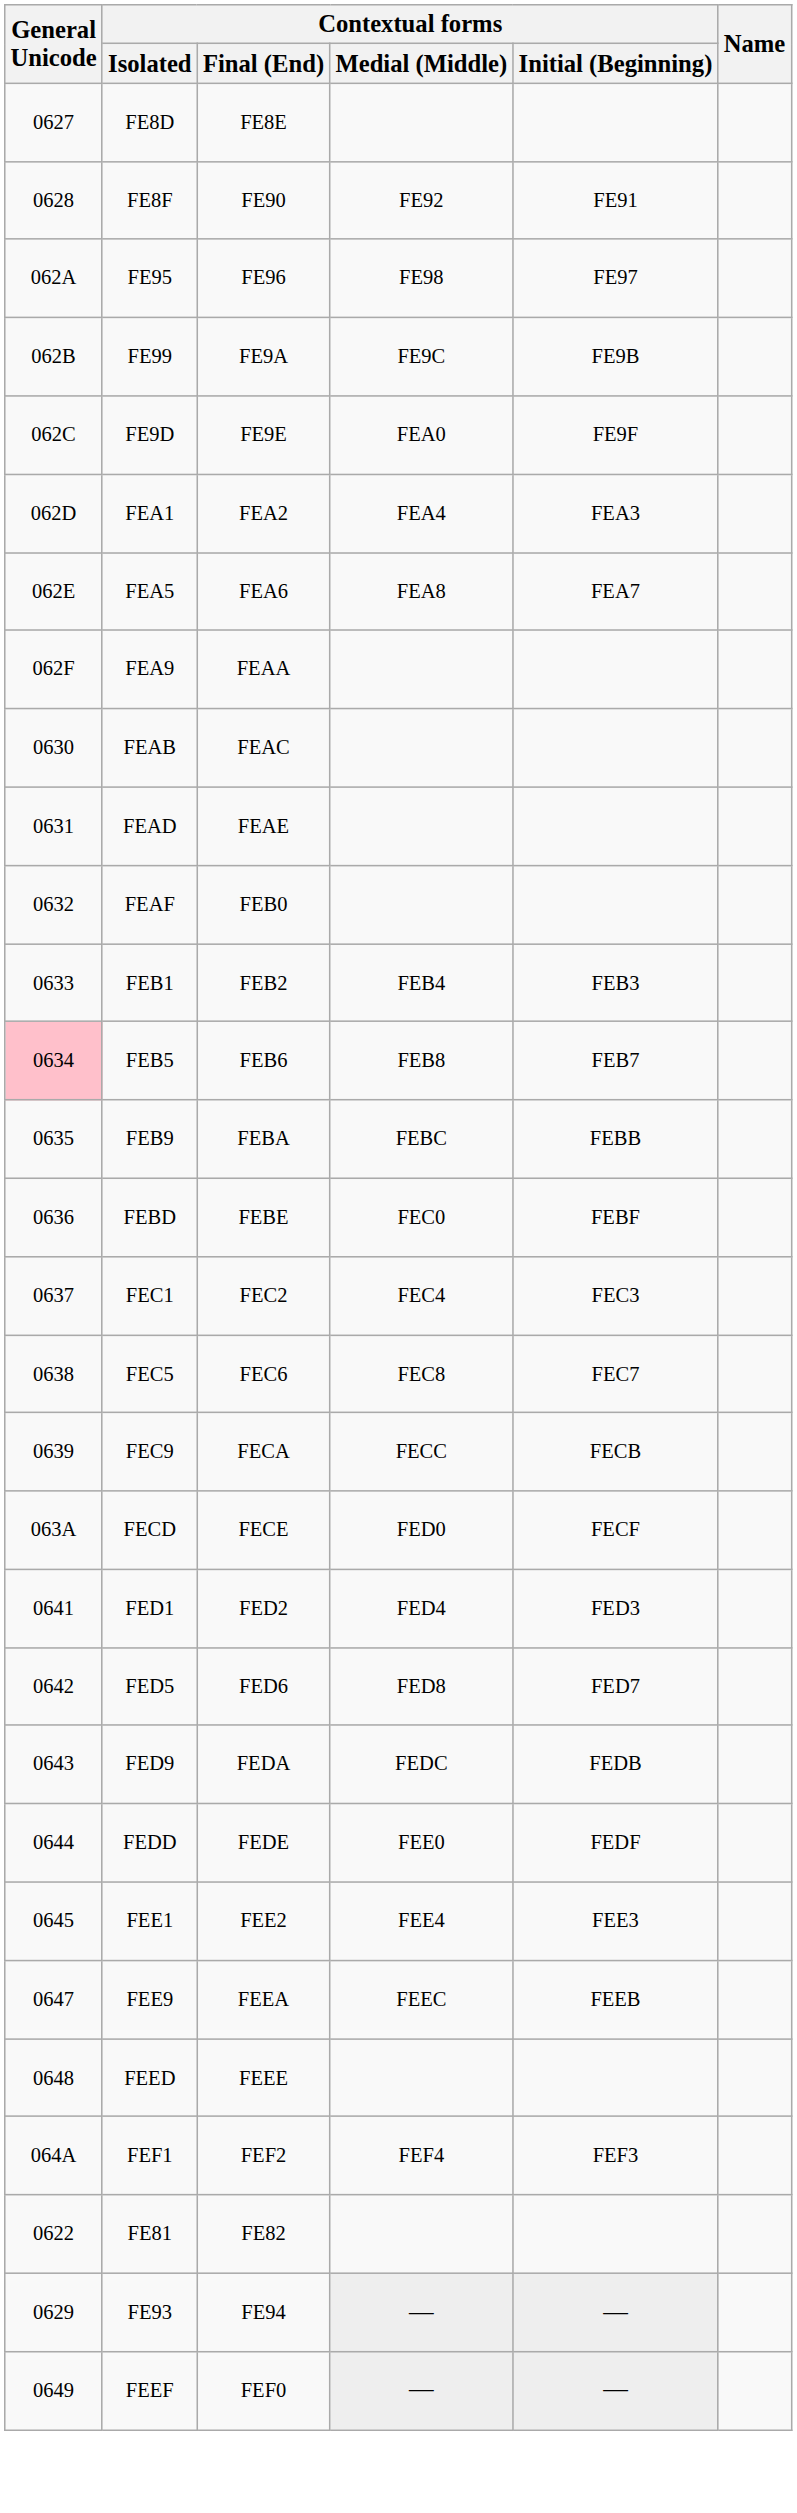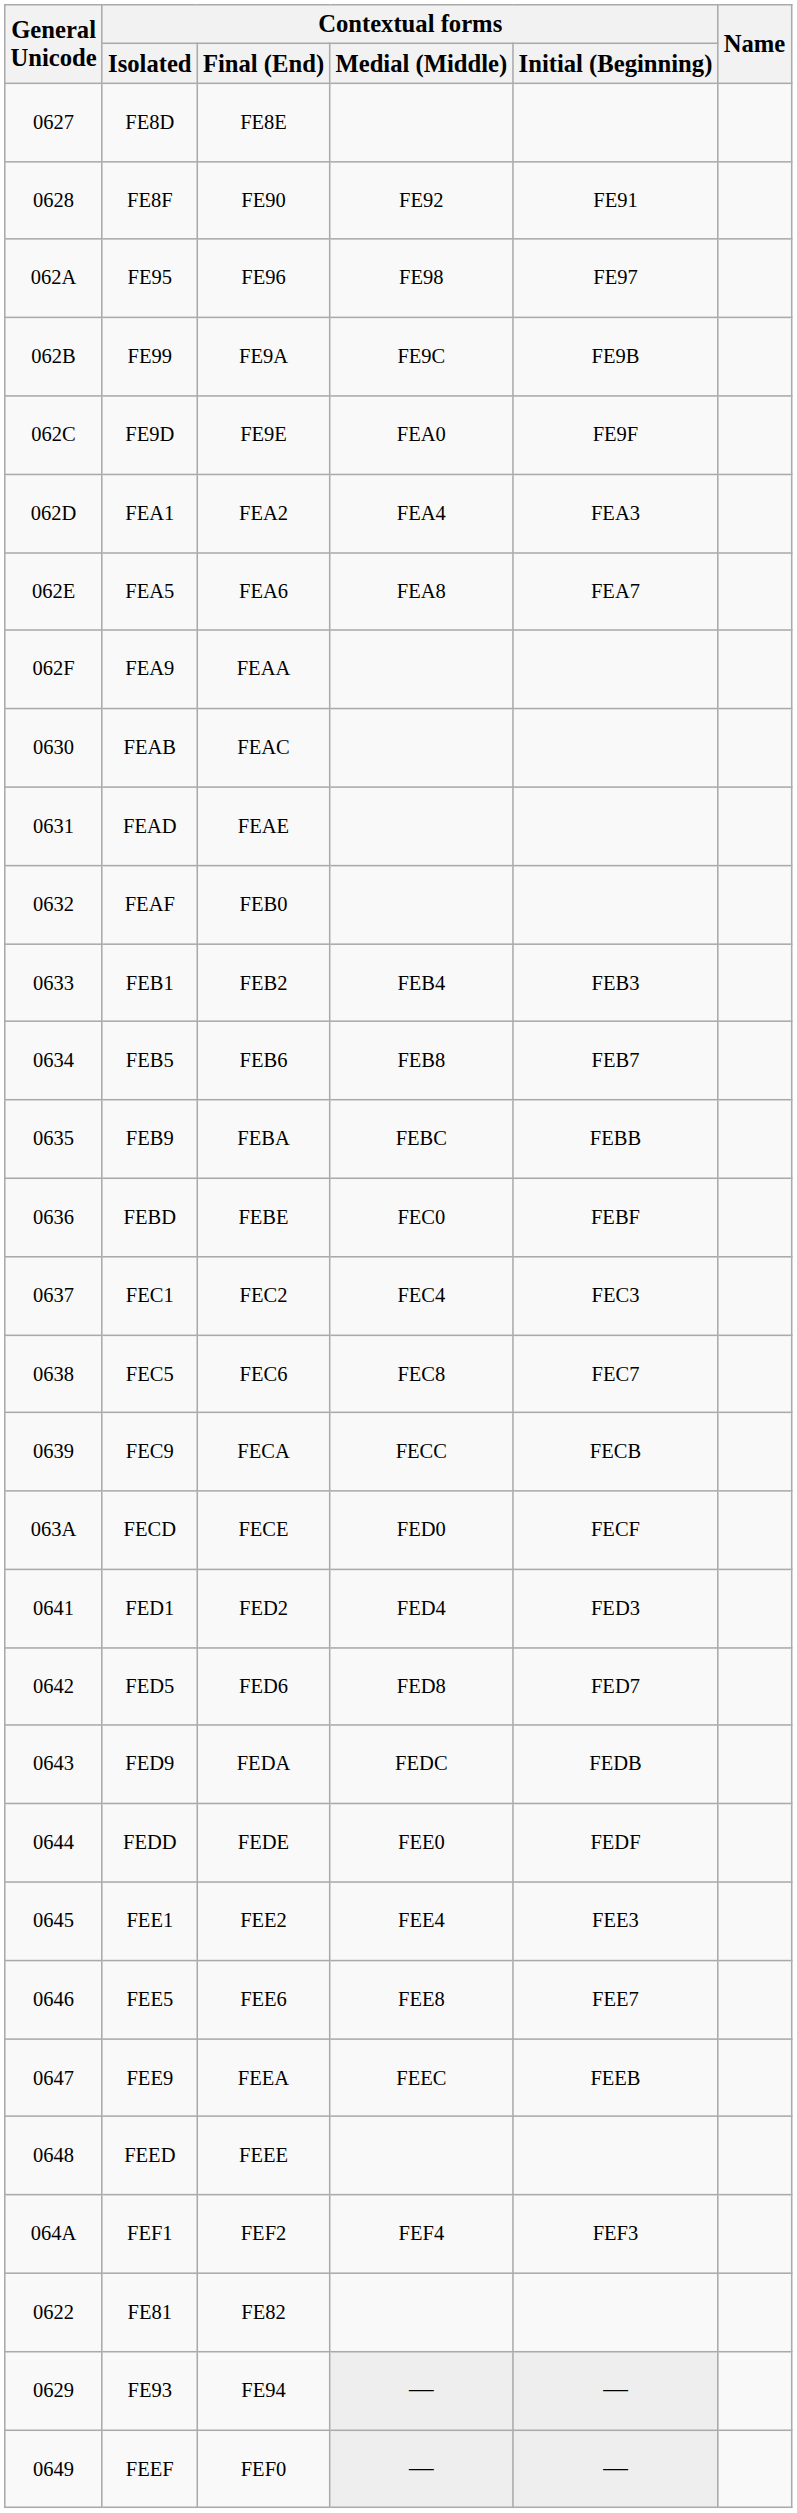(54, 1060) pink background -> (54, 1060) no background
+ row: (150, 1999)
